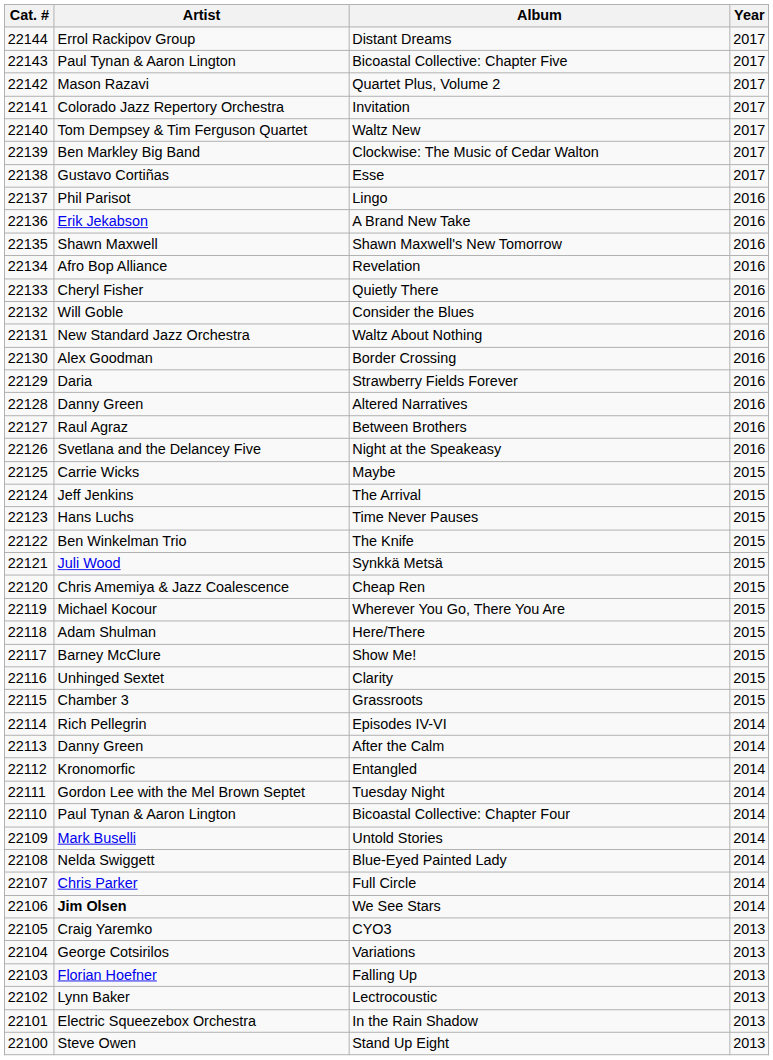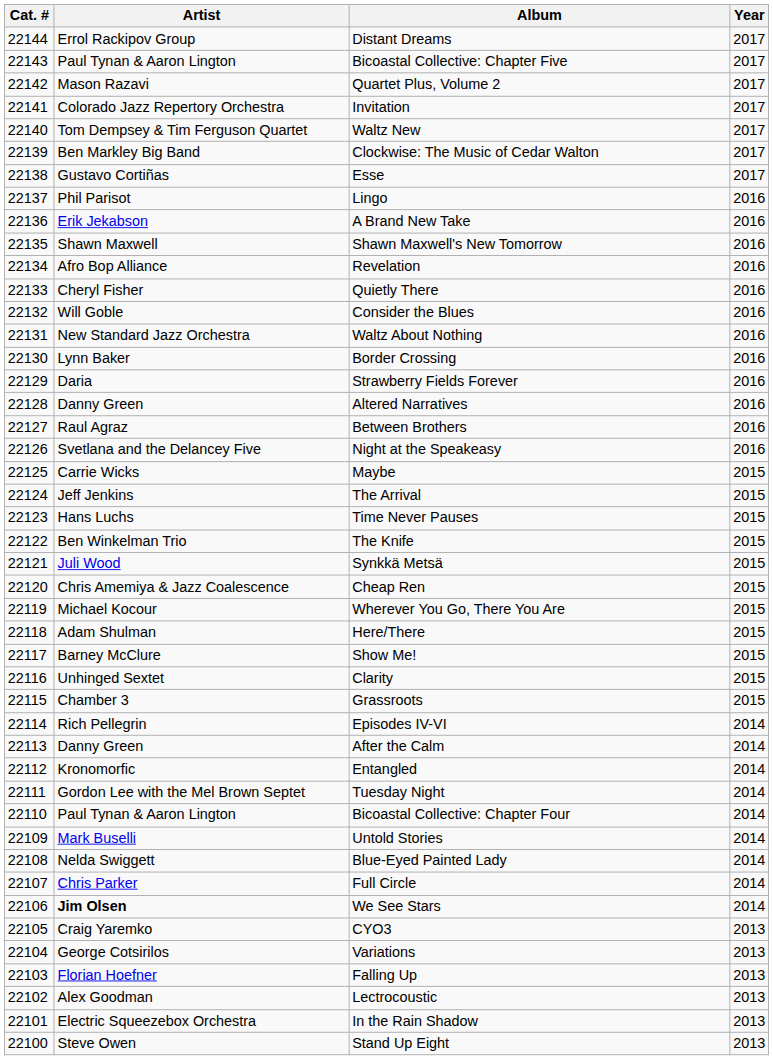(105, 358) Alex Goodman -> (94, 358) Lynn Baker
(94, 997) Lynn Baker -> (105, 997) Alex Goodman
